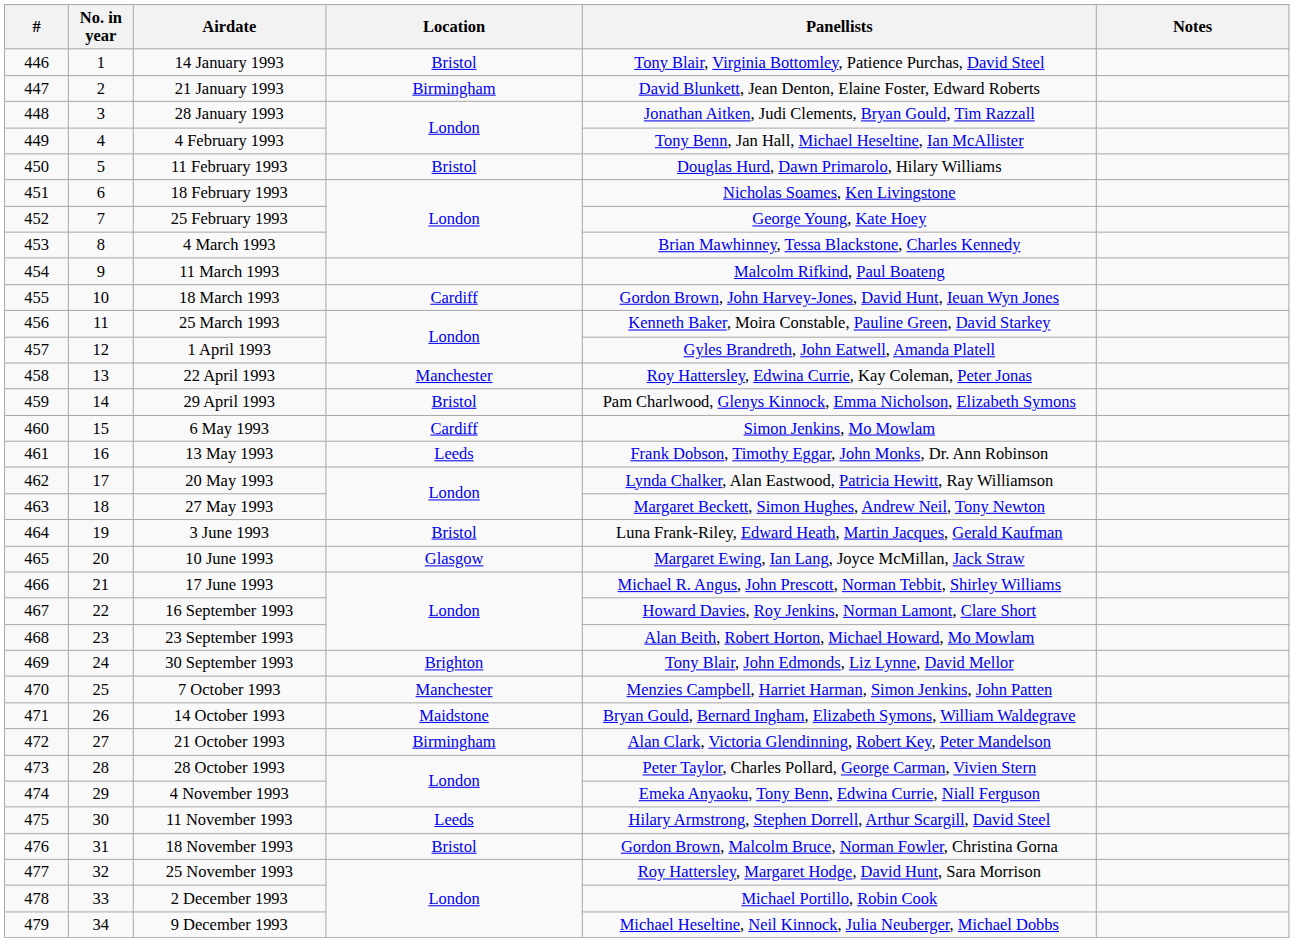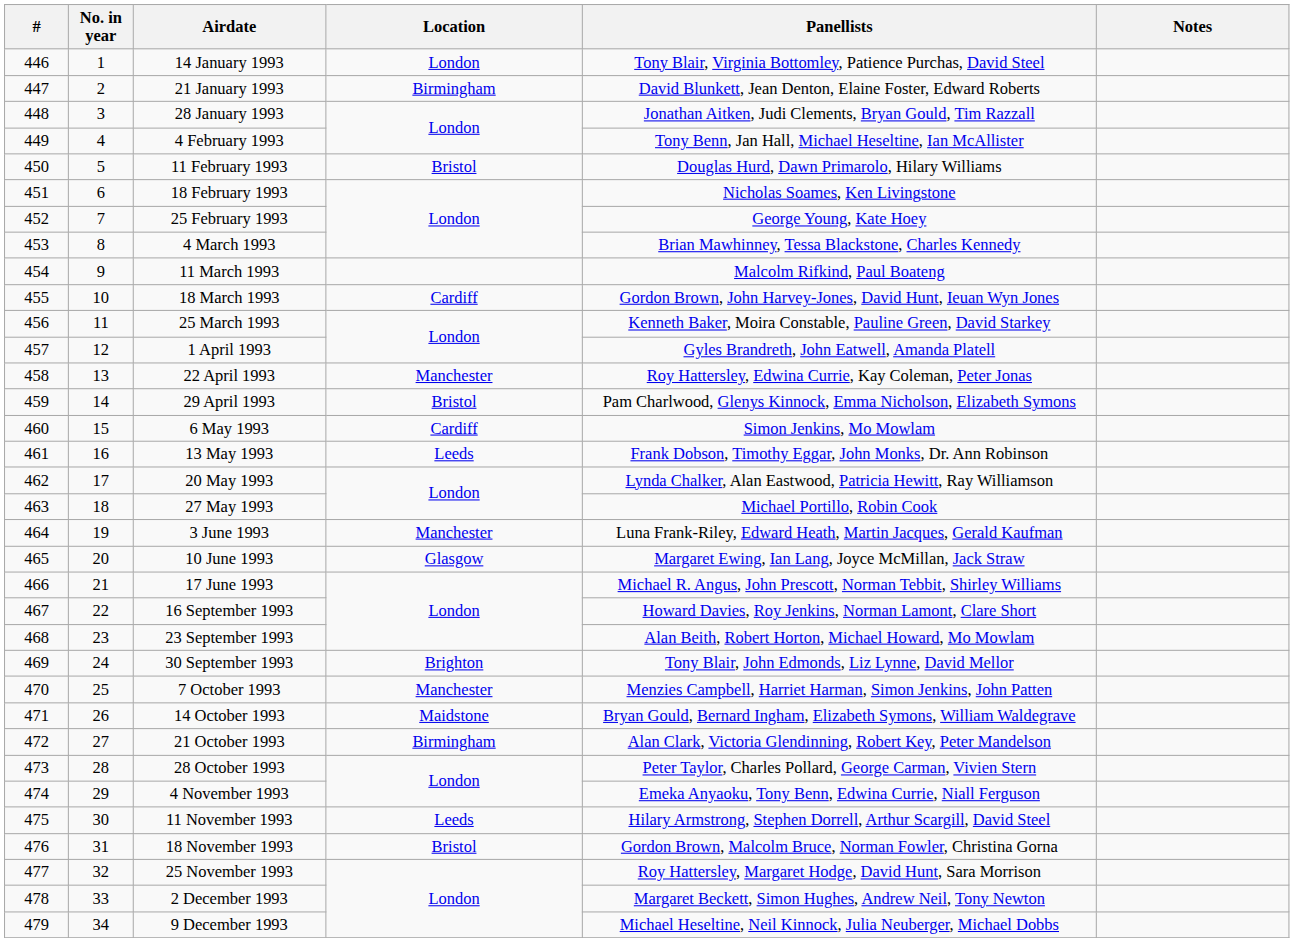(454, 62) Bristol -> (454, 62) London
(839, 506) Margaret Beckett, Simon Hughes, Andrew Neil, Tony Newton -> (839, 506) Michael Portillo, Robin Cook
(454, 532) Bristol -> (454, 532) Manchester
(839, 898) Michael Portillo, Robin Cook -> (839, 898) Margaret Beckett, Simon Hughes, Andrew Neil, Tony Newton
